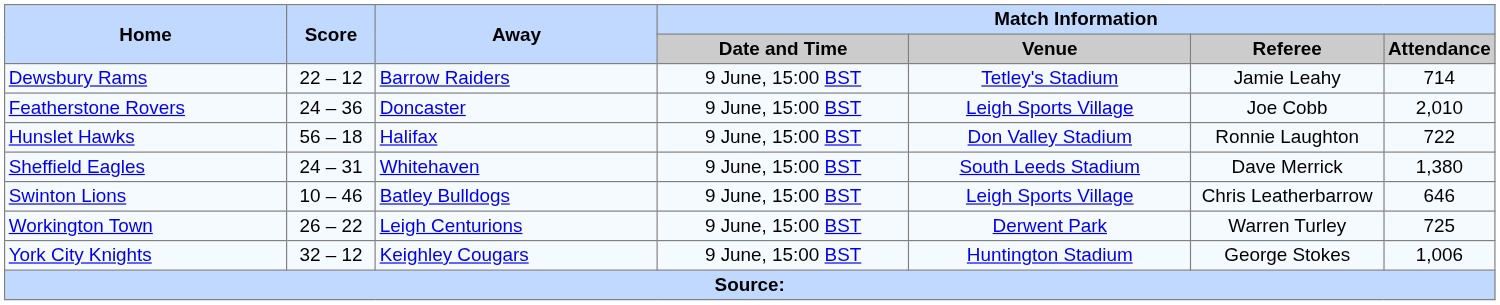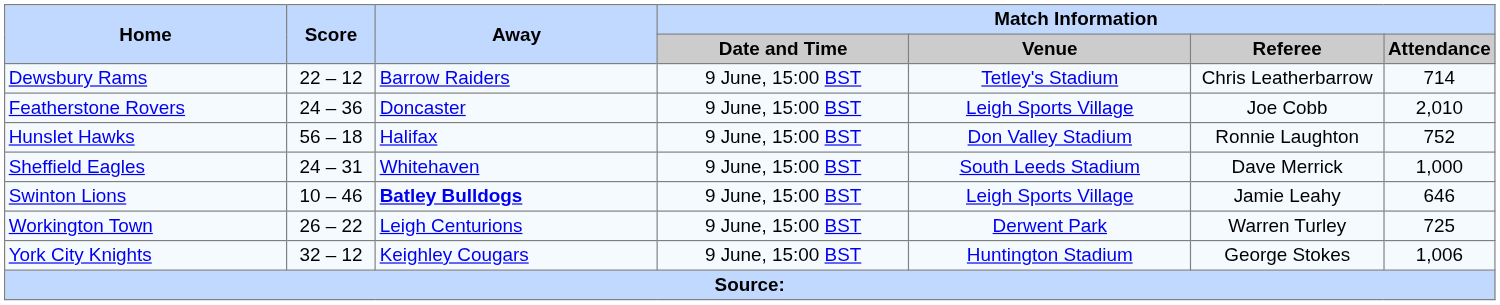(1287, 78) Jamie Leahy -> (1287, 78) Chris Leatherbarrow
(1439, 137) 722 -> (1439, 137) 752
(1439, 166) 1,380 -> (1439, 166) 1,000
(445, 196) normal -> (451, 196) bold
(1287, 196) Chris Leatherbarrow -> (1287, 196) Jamie Leahy
